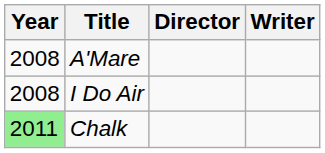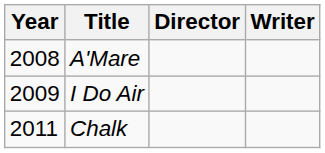(35, 93) 2008 -> (35, 93) 2009
(34, 128) lightgreen background -> (34, 128) no background
